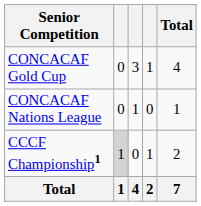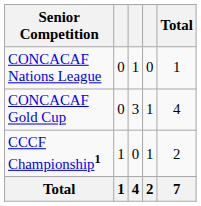rows swapped: (48, 67) <-> (55, 109)
(121, 153) lightgrey background -> (121, 153) no background
